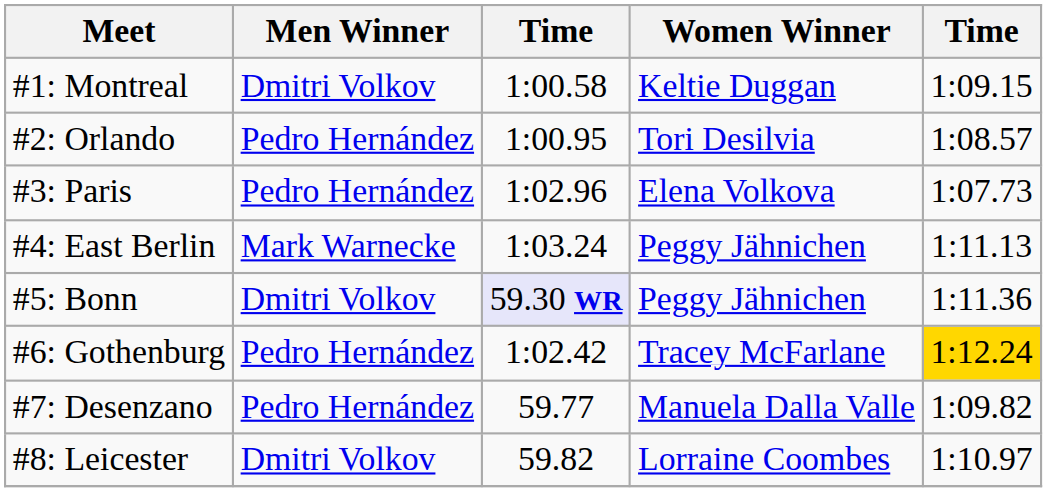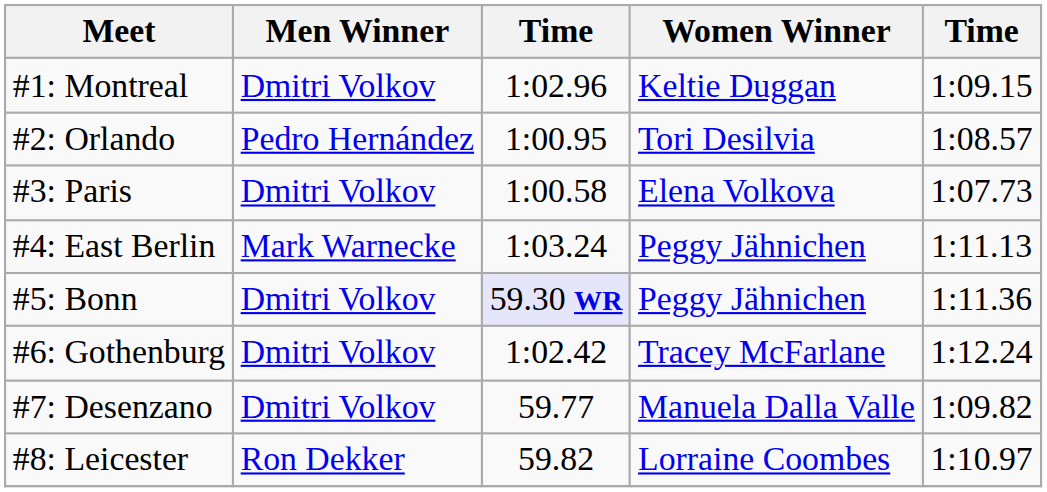(556, 84) 1:00.58 -> (556, 84) 1:02.96
(357, 191) Pedro Hernández -> (338, 191) Dmitri Volkov
(556, 191) 1:02.96 -> (556, 191) 1:00.58
(357, 352) Pedro Hernández -> (338, 352) Dmitri Volkov
(982, 352) gold background -> (982, 352) no background
(357, 406) Pedro Hernández -> (338, 406) Dmitri Volkov
(338, 459) Dmitri Volkov -> (323, 459) Ron Dekker
